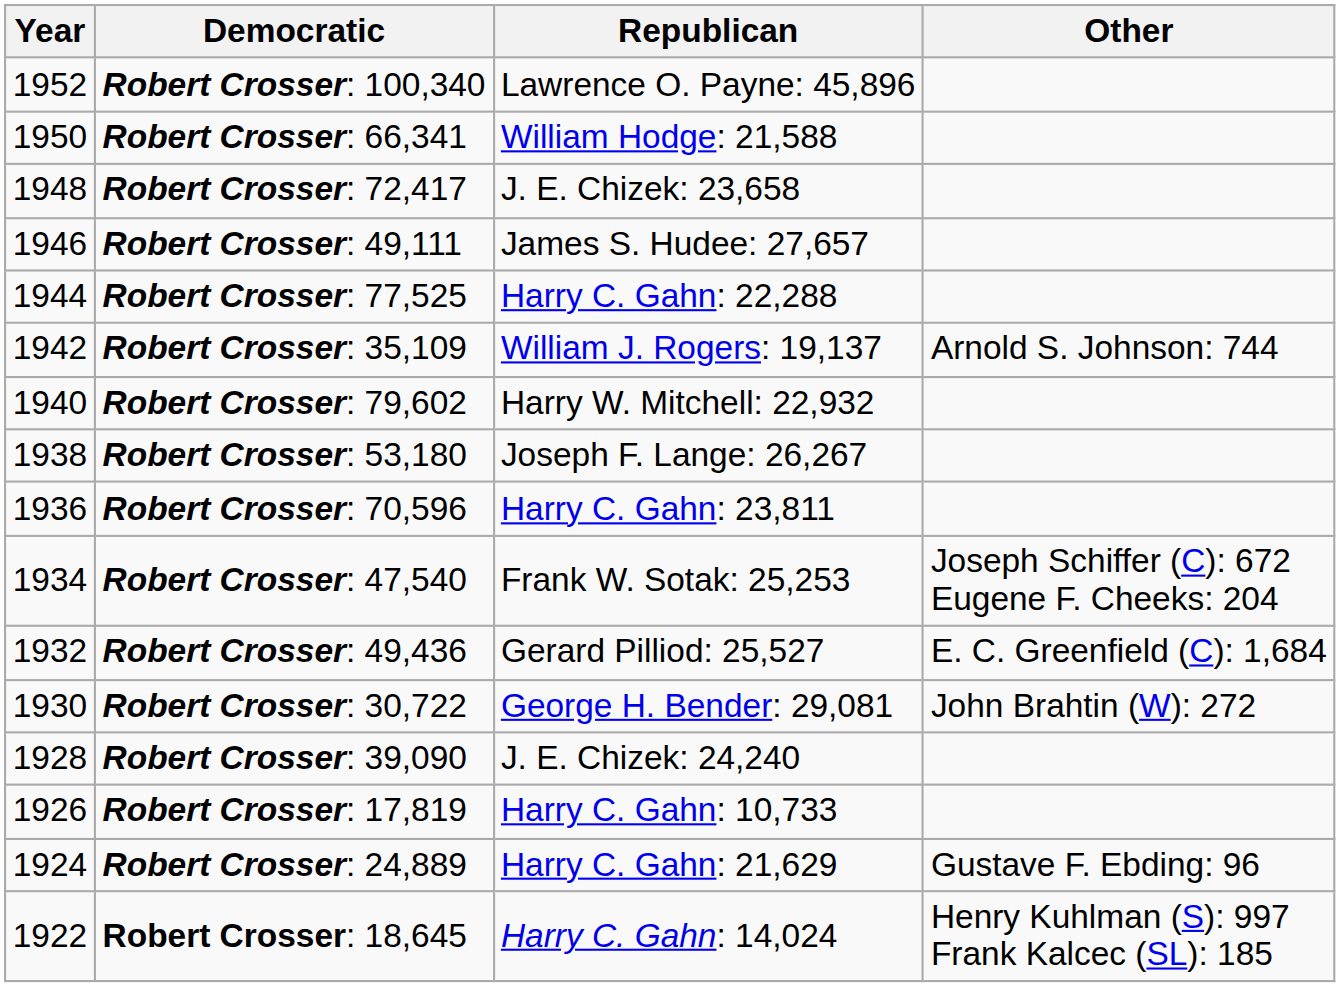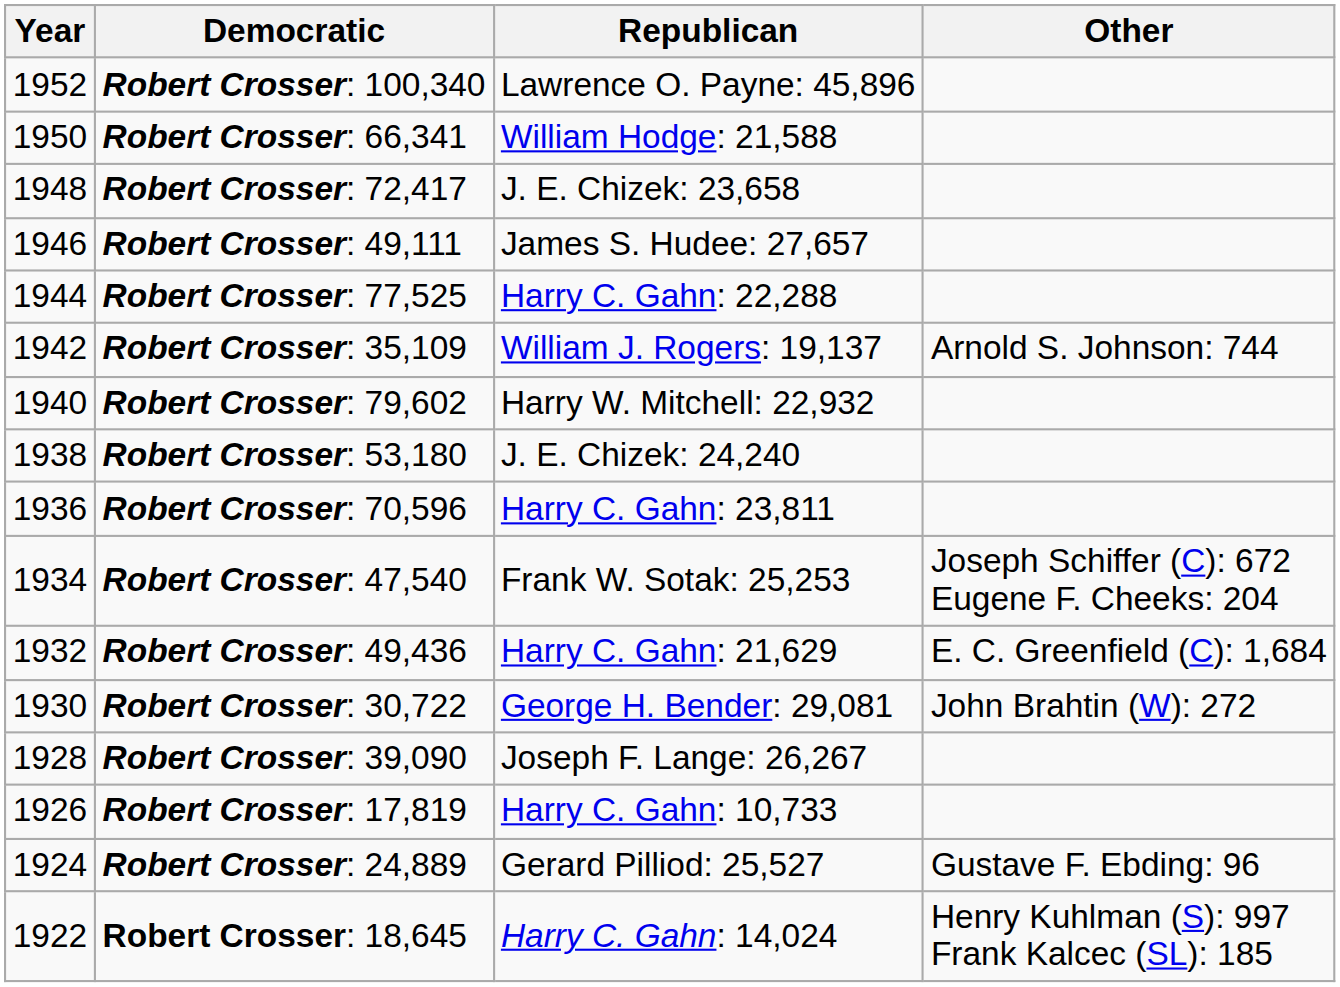(684, 455) Joseph F. Lange: 26,267 -> (651, 455) J. E. Chizek: 24,240
(663, 652) Gerard Pilliod: 25,527 -> (669, 652) Harry C. Gahn: 21,629
(651, 758) J. E. Chizek: 24,240 -> (684, 758) Joseph F. Lange: 26,267
(669, 864) Harry C. Gahn: 21,629 -> (663, 864) Gerard Pilliod: 25,527
